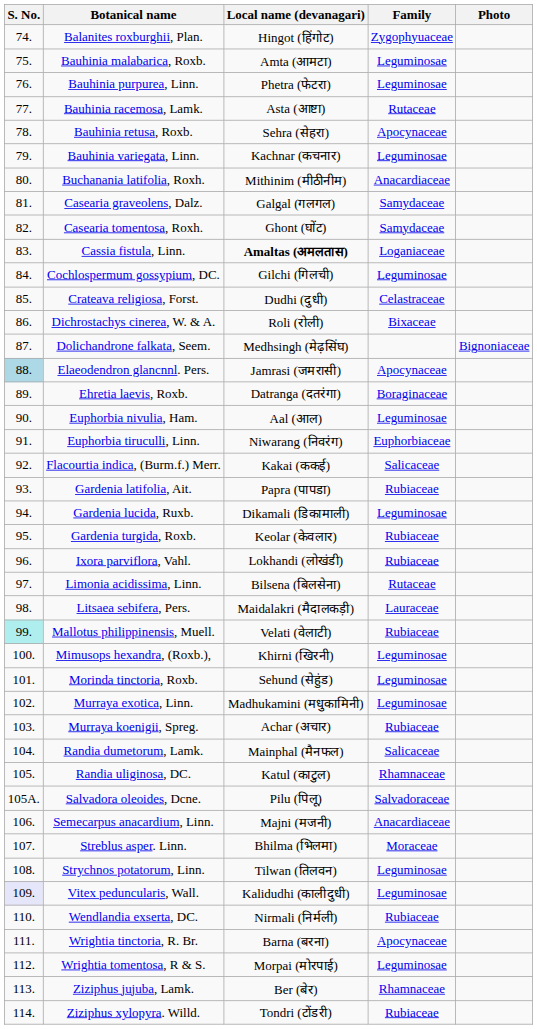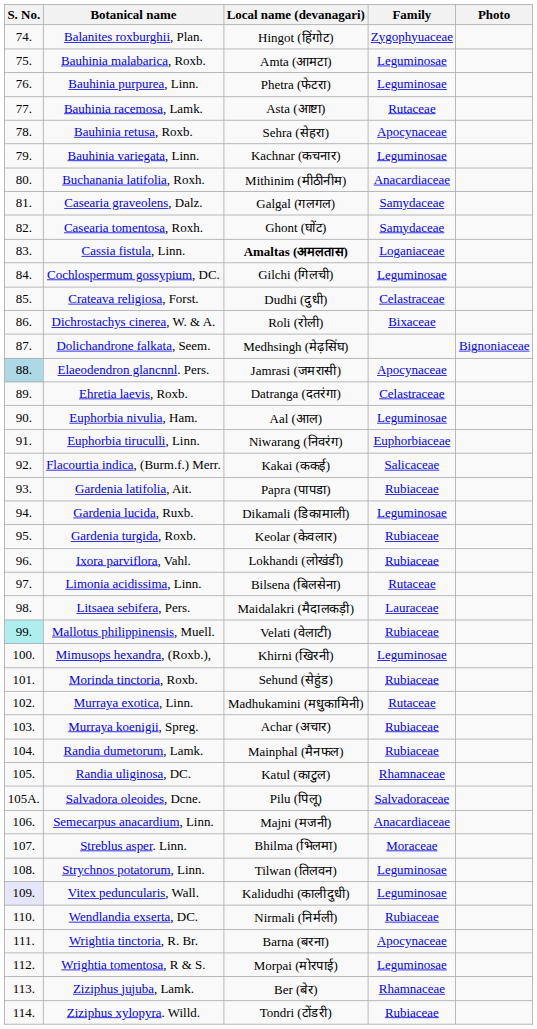(412, 393) Boraginaceae -> (412, 393) Celastraceae
(412, 679) Leguminosae -> (412, 679) Rubiaceae
(412, 703) Leguminosae -> (412, 703) Rutaceae
(412, 750) Salicaceae -> (412, 750) Rubiaceae
